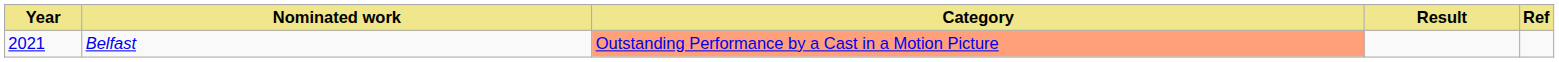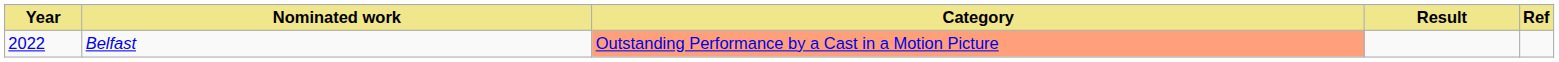(27, 43) 2021 -> (27, 43) 2022
